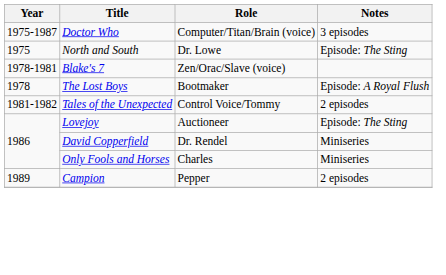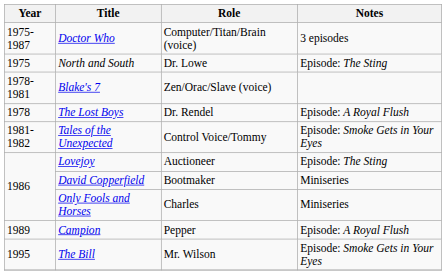(203, 86) Bootmaker -> (189, 112) Dr. Rendel
(344, 104) 2 episodes -> (367, 137) Episode: Smoke Gets in Your Eyes
(202, 141) Dr. Rendel -> (189, 180) Bootmaker
(344, 178) 2 episodes -> (355, 229) Episode: A Royal Flush
+ row: (77, 254)
